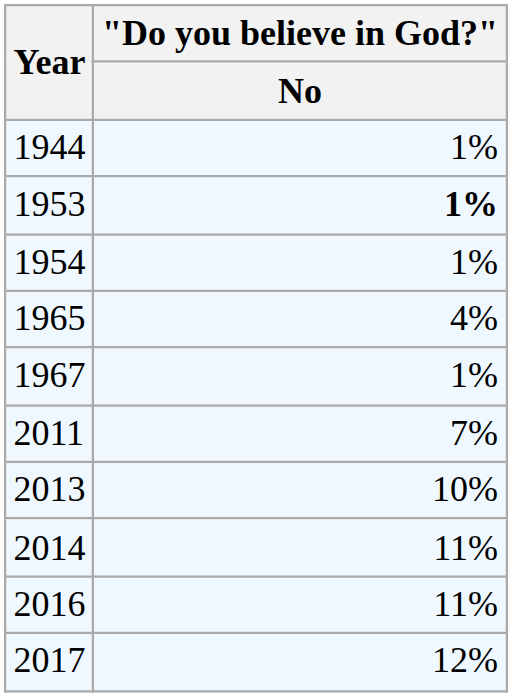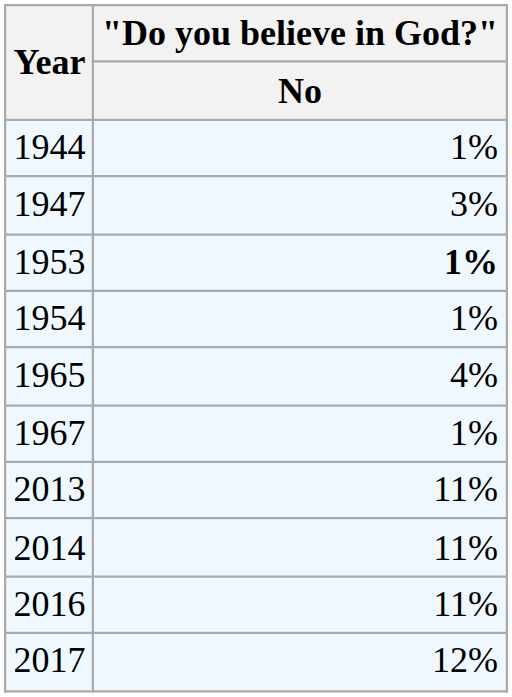+ row: (49, 204)
- row: (49, 432)
(465, 489) 10% -> (466, 489) 11%
